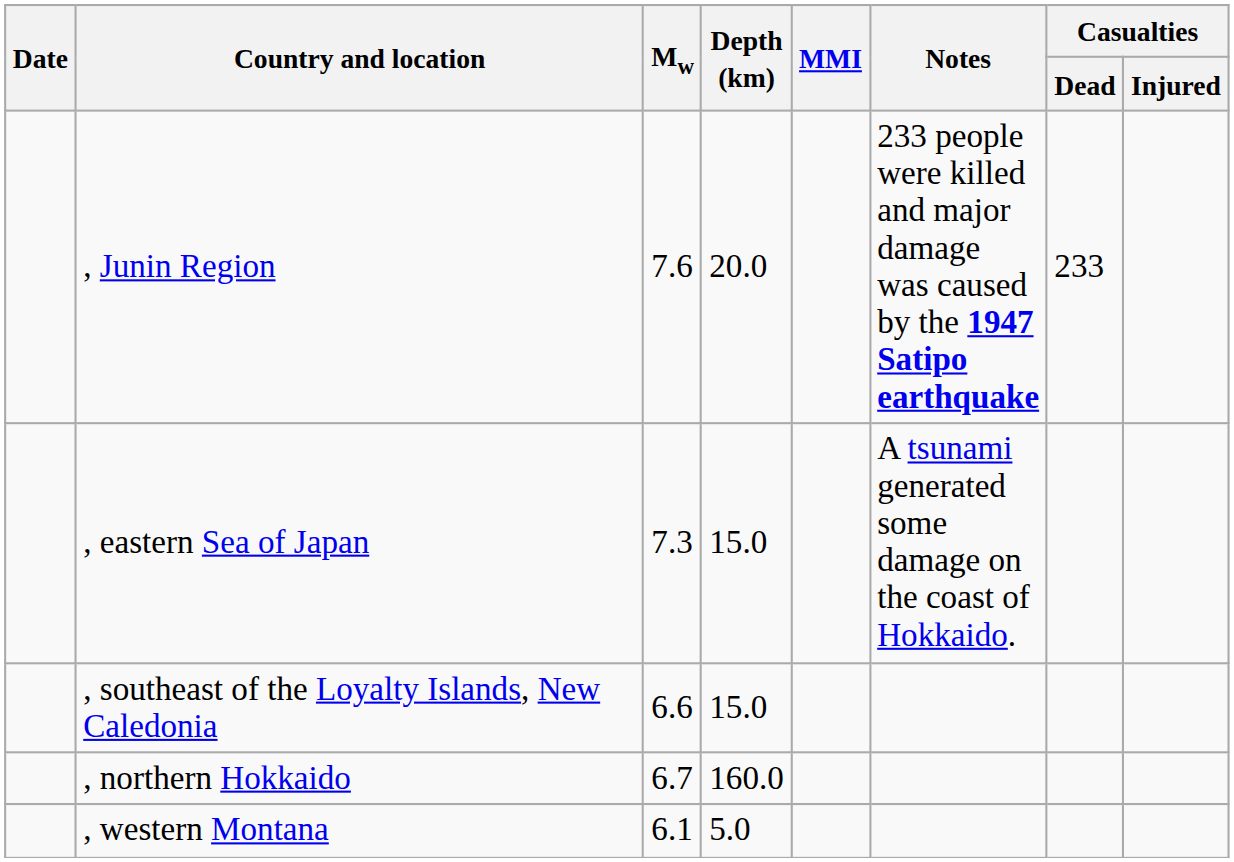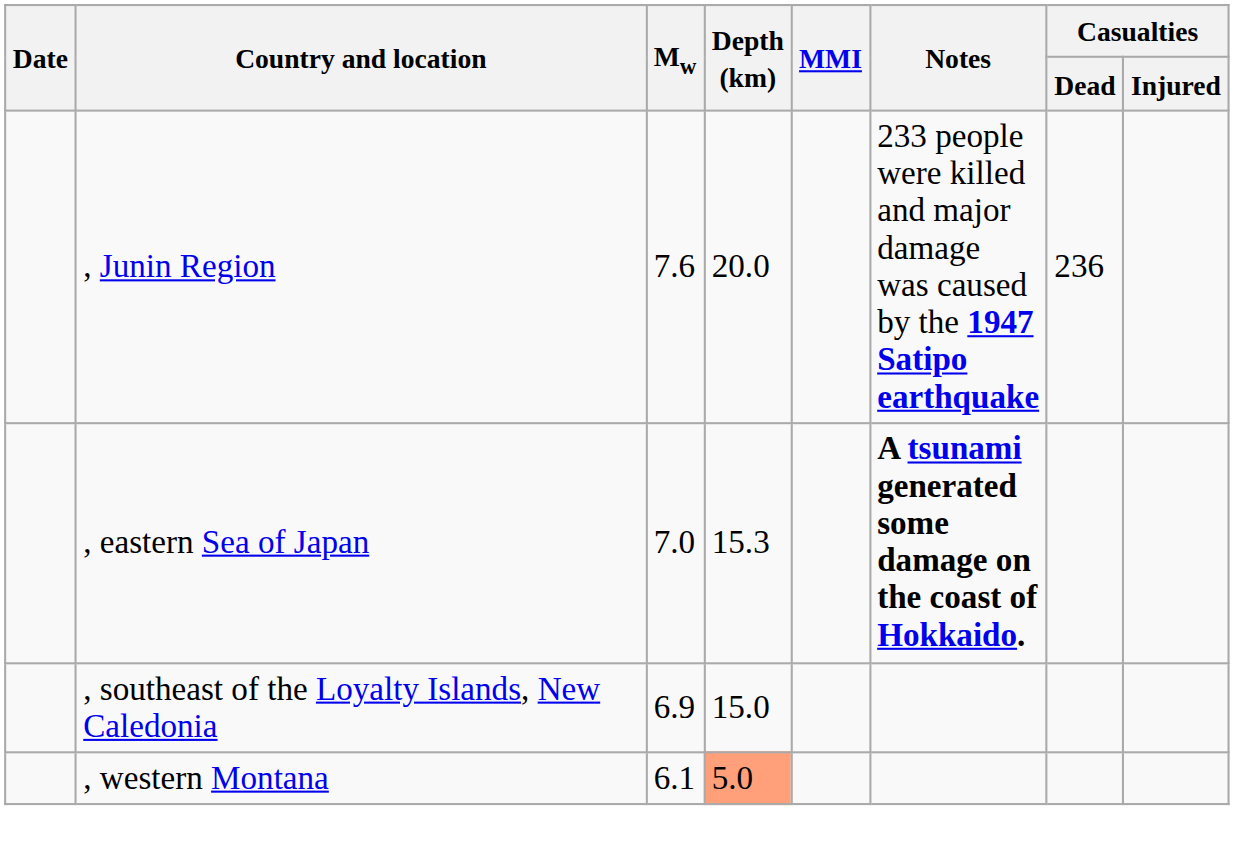(1079, 266) 233 -> (1079, 266) 236
(672, 542) 7.3 -> (674, 542) 7.0
(738, 542) 15.0 -> (741, 542) 15.3
(954, 542) normal -> (957, 542) bold
(672, 706) 6.6 -> (674, 706) 6.9
- row: (217, 777)
(730, 830) no background -> (732, 777) lightsalmon background
